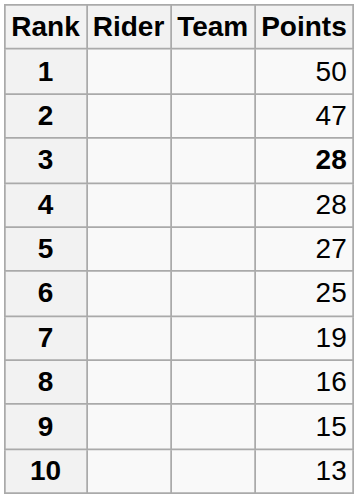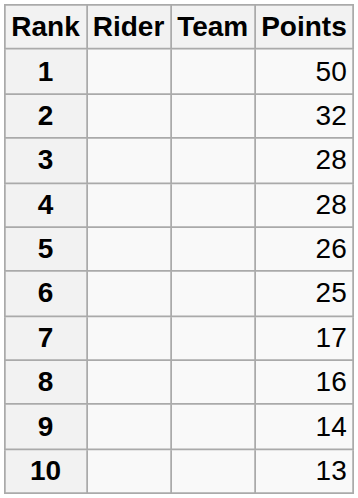(331, 115) 47 -> (331, 115) 32
(331, 159) bold -> (331, 159) normal
(331, 248) 27 -> (331, 248) 26
(331, 337) 19 -> (331, 337) 17
(331, 426) 15 -> (331, 426) 14
